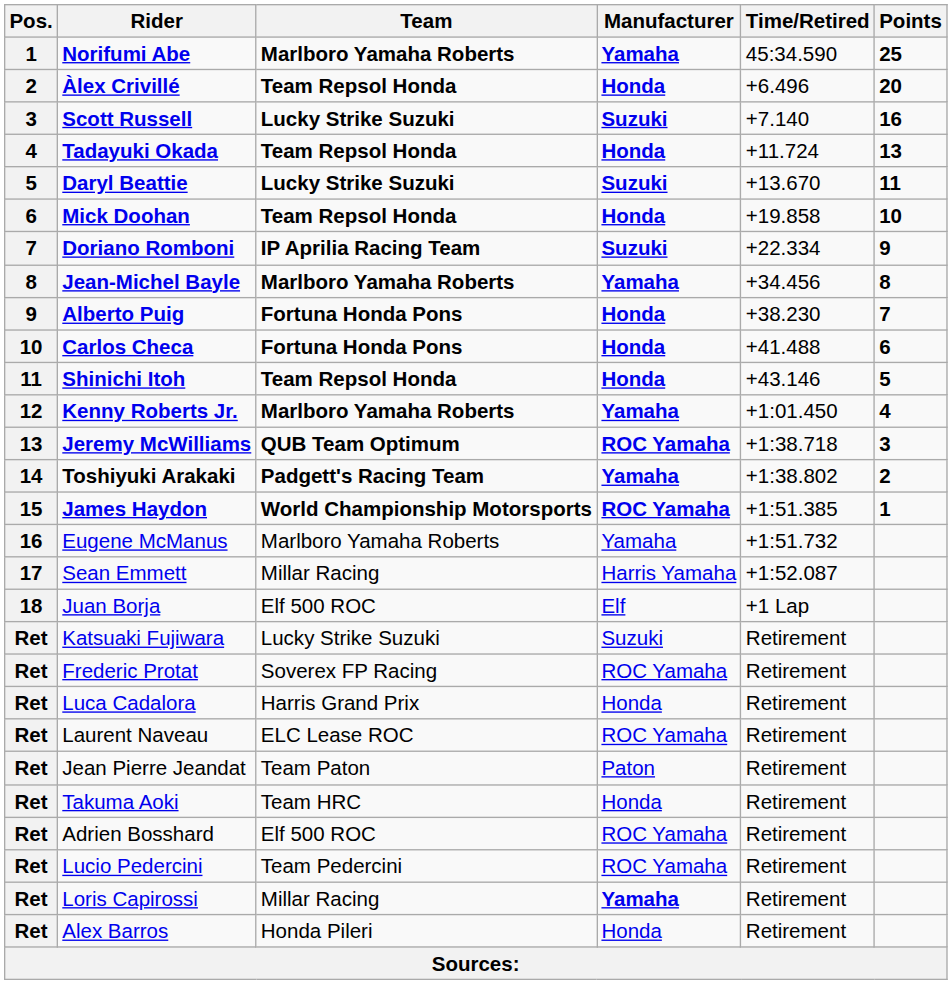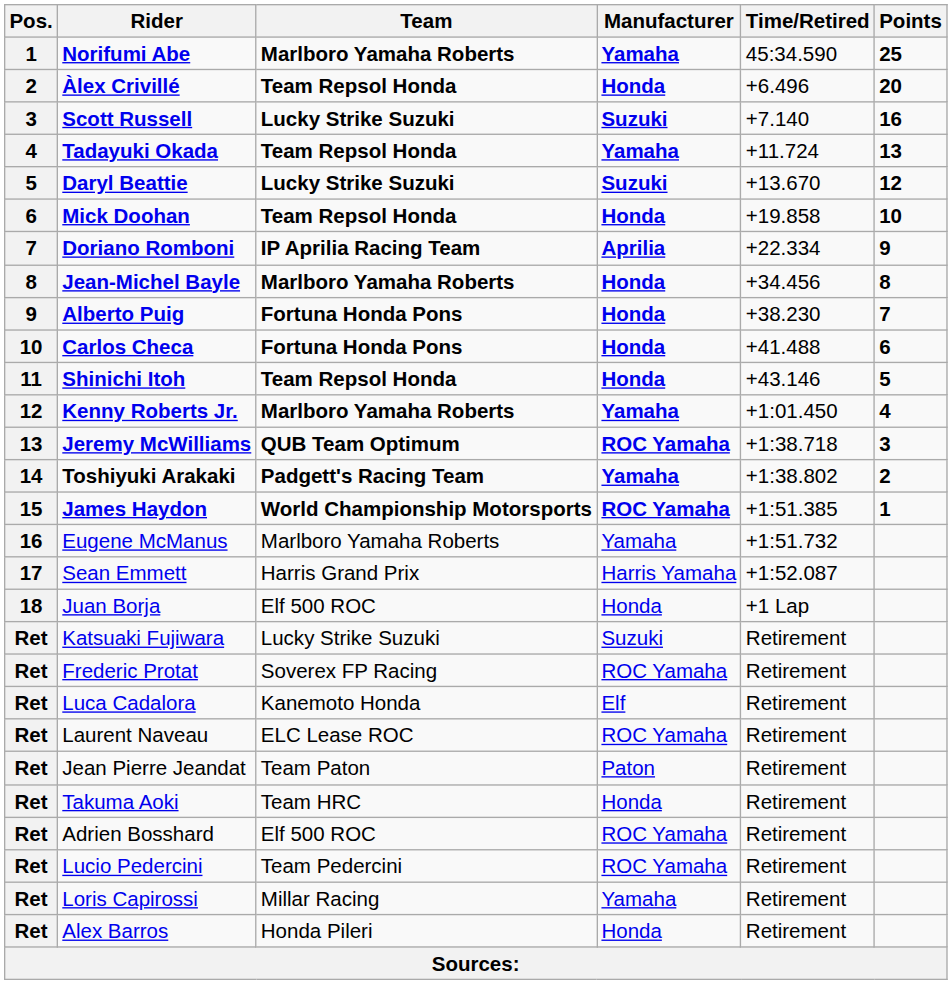(633, 151) Honda -> (640, 151) Yamaha
(890, 184) 11 -> (891, 184) 12
(634, 248) Suzuki -> (633, 248) Aprilia
(640, 281) Yamaha -> (633, 281) Honda
(320, 573) Millar Racing -> (340, 573) Harris Grand Prix
(613, 606) Elf -> (632, 606) Honda
(340, 703) Harris Grand Prix -> (341, 703) Kanemoto Honda
(632, 703) Honda -> (613, 703) Elf
(640, 898) bold -> (639, 898) normal
